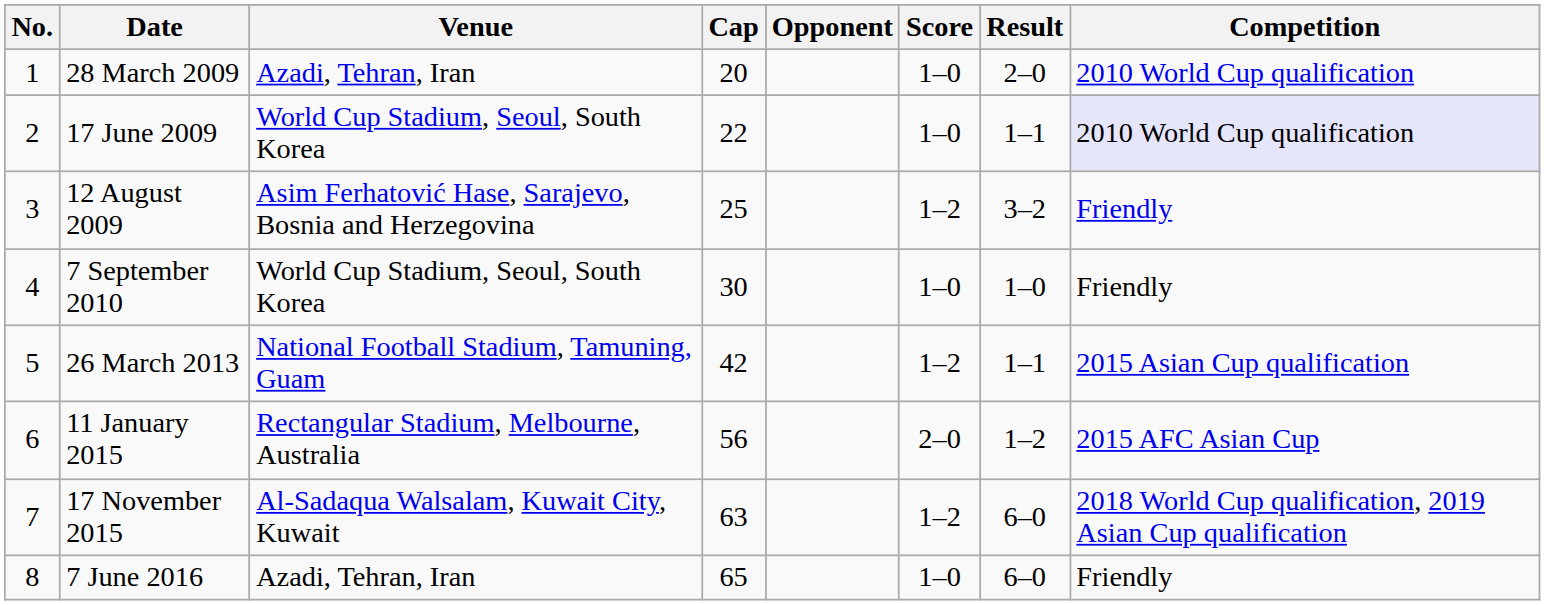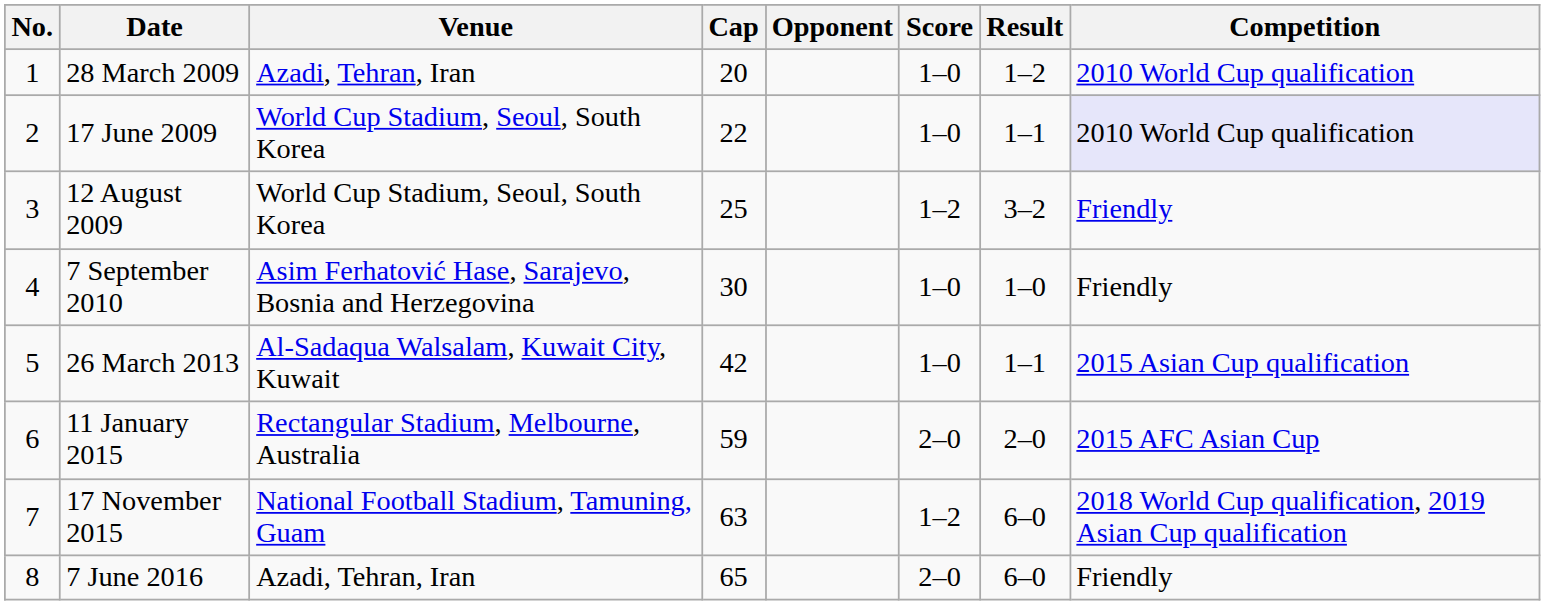(1025, 71) 2–0 -> (1025, 71) 1–2
(443, 209) Asim Ferhatović Hase, Sarajevo, Bosnia and Herzegovina -> (449, 209) World Cup Stadium, Seoul, South Korea
(449, 286) World Cup Stadium, Seoul, South Korea -> (443, 286) Asim Ferhatović Hase, Sarajevo, Bosnia and Herzegovina
(474, 363) National Football Stadium, Tamuning, Guam -> (461, 363) Al-Sadaqua Walsalam, Kuwait City, Kuwait
(940, 363) 1–2 -> (940, 363) 1–0
(734, 439) 56 -> (734, 439) 59
(1025, 439) 1–2 -> (1025, 439) 2–0
(461, 516) Al-Sadaqua Walsalam, Kuwait City, Kuwait -> (474, 516) National Football Stadium, Tamuning, Guam
(940, 577) 1–0 -> (940, 577) 2–0
